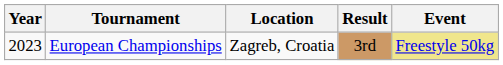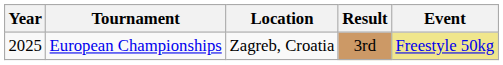(25, 46) 2023 -> (25, 46) 2025
